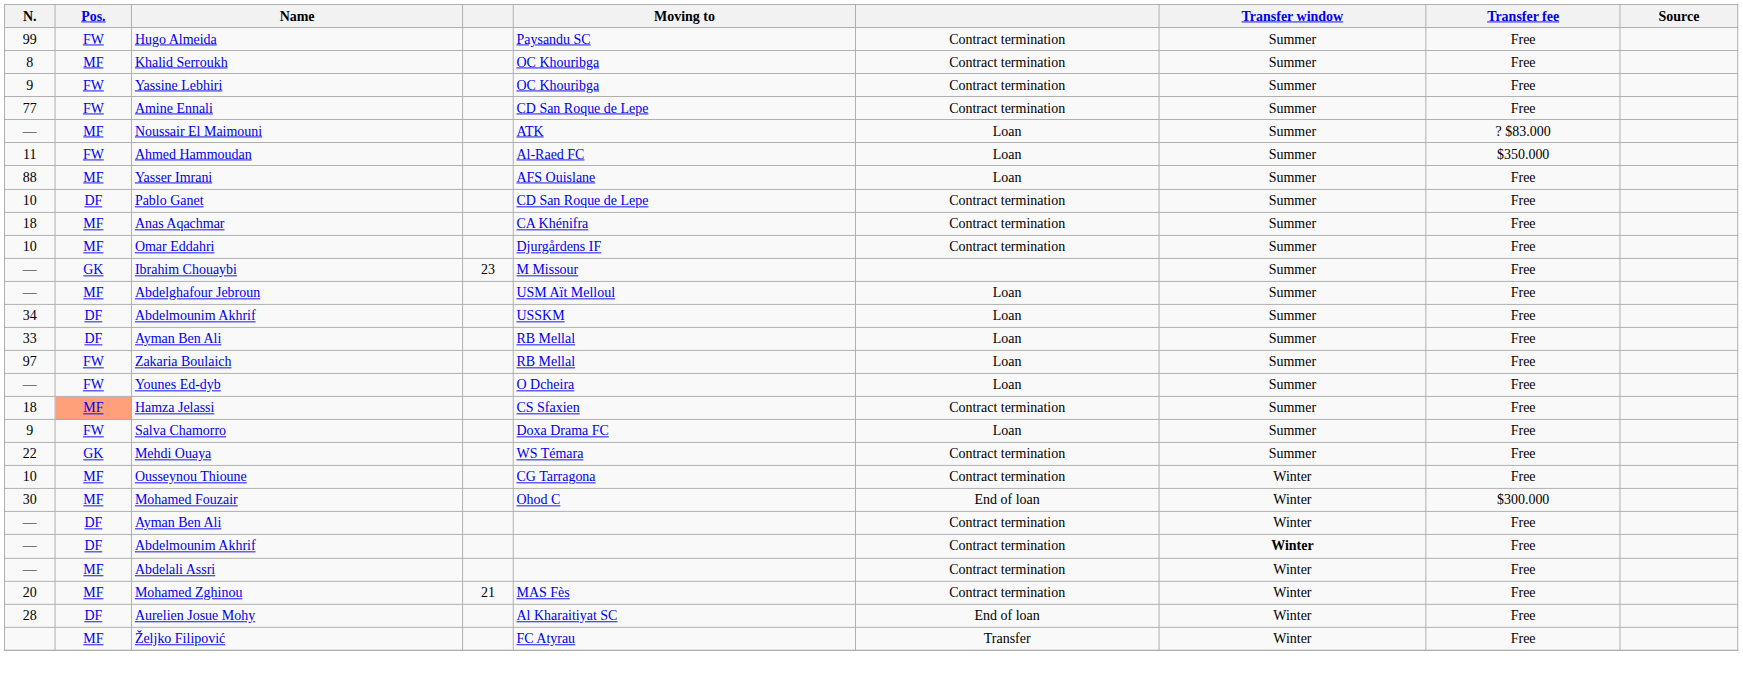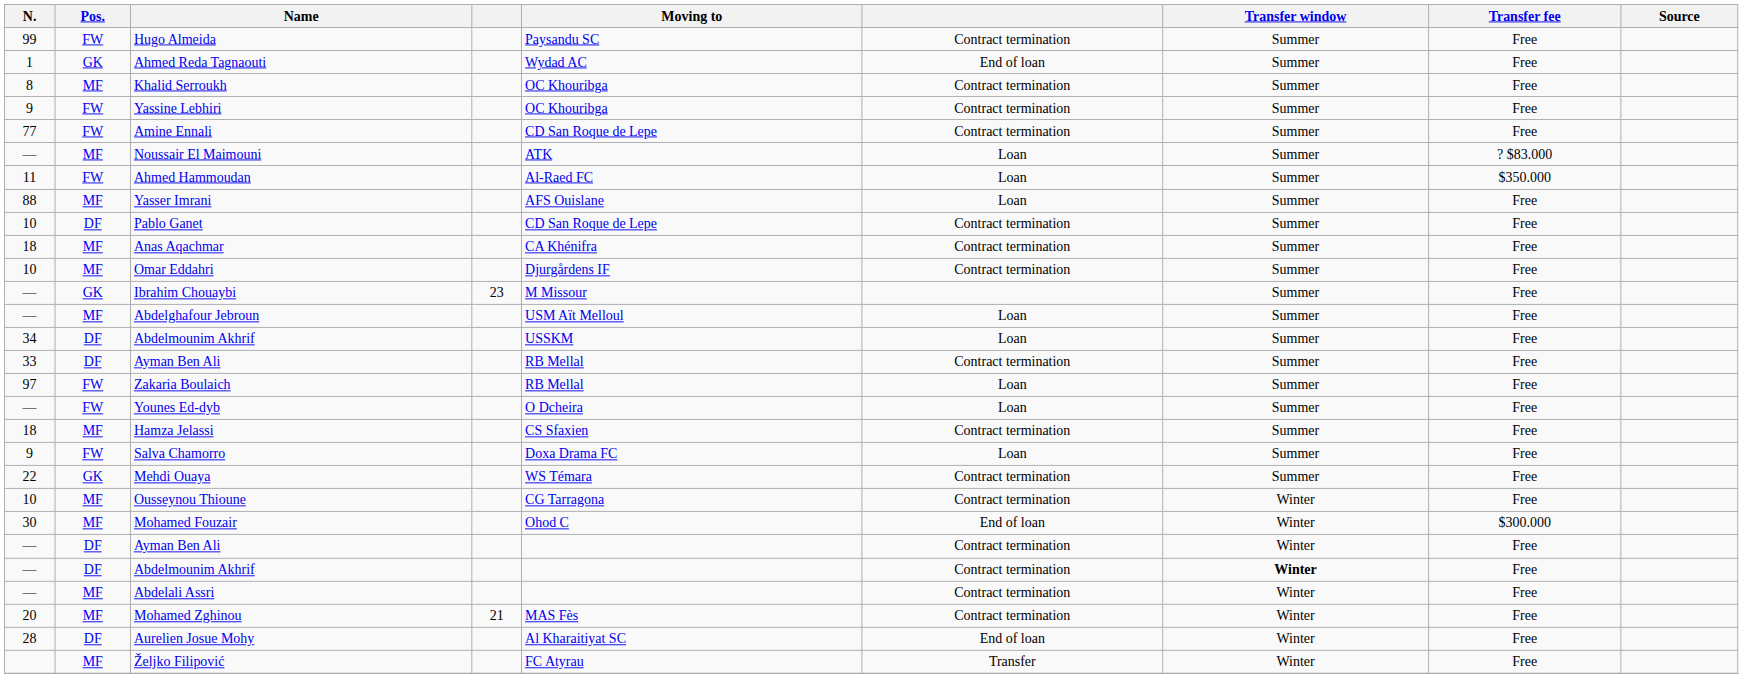+ row: (30, 62)
(1007, 339) Loan -> (1012, 362) Contract termination
(93, 408) lightsalmon background -> (93, 431) no background
